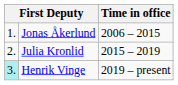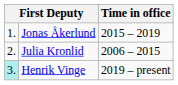(130, 32) 2006 – 2015 -> (130, 32) 2015 – 2019
(130, 51) 2015 – 2019 -> (130, 51) 2006 – 2015
